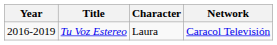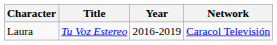columns swapped: (31, 13) <-> (157, 13)
